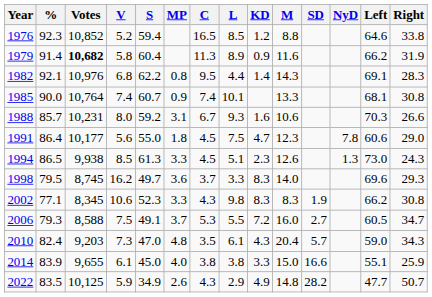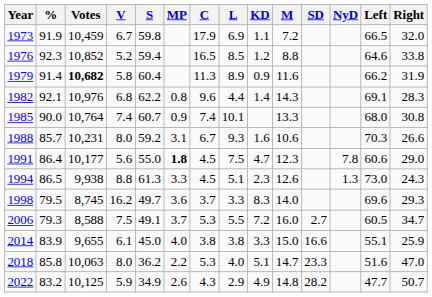+ row: (20, 35)
(208, 76) 9.5 -> (208, 96) 9.6
(376, 96) 68.1 -> (376, 117) 68.0
(179, 138) normal -> (179, 158) bold
(124, 158) 8.5 -> (124, 179) 8.8
- row: (20, 199)
- row: (20, 240)
+ row: (20, 261)
(51, 281) 83.5 -> (51, 281) 83.2
